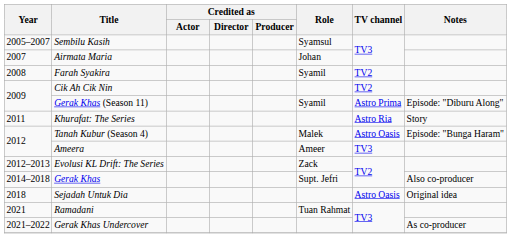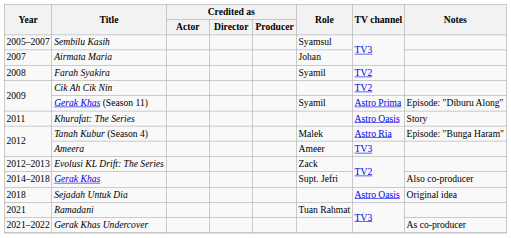(373, 118) Astro Ria -> (377, 118) Astro Oasis
(377, 133) Astro Oasis -> (373, 133) Astro Ria
